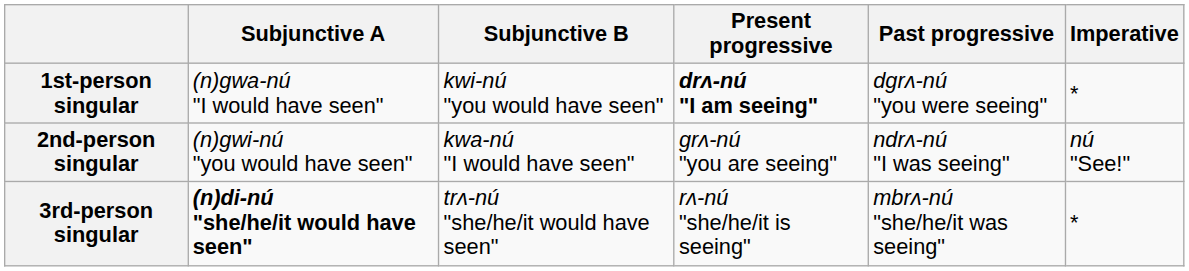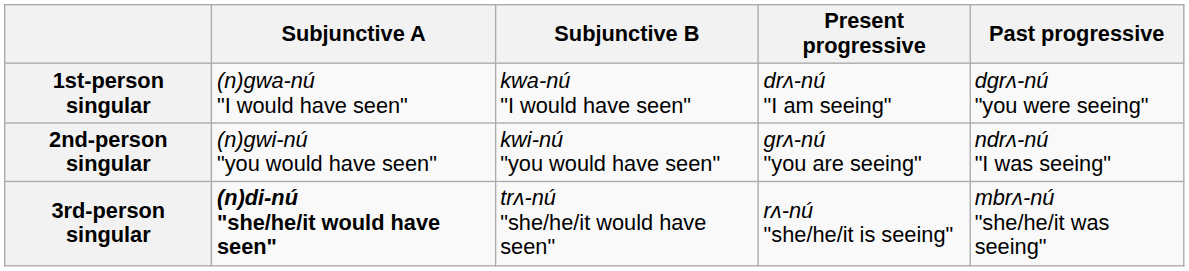- column: (1124, 33)
(554, 92) kwi-nú "you would have seen" -> (596, 92) kwa-nú "I would have seen"
(748, 92) bold -> (828, 92) normal
(539, 151) kwa-nú "I would have seen" -> (610, 151) kwi-nú "you would have seen"
